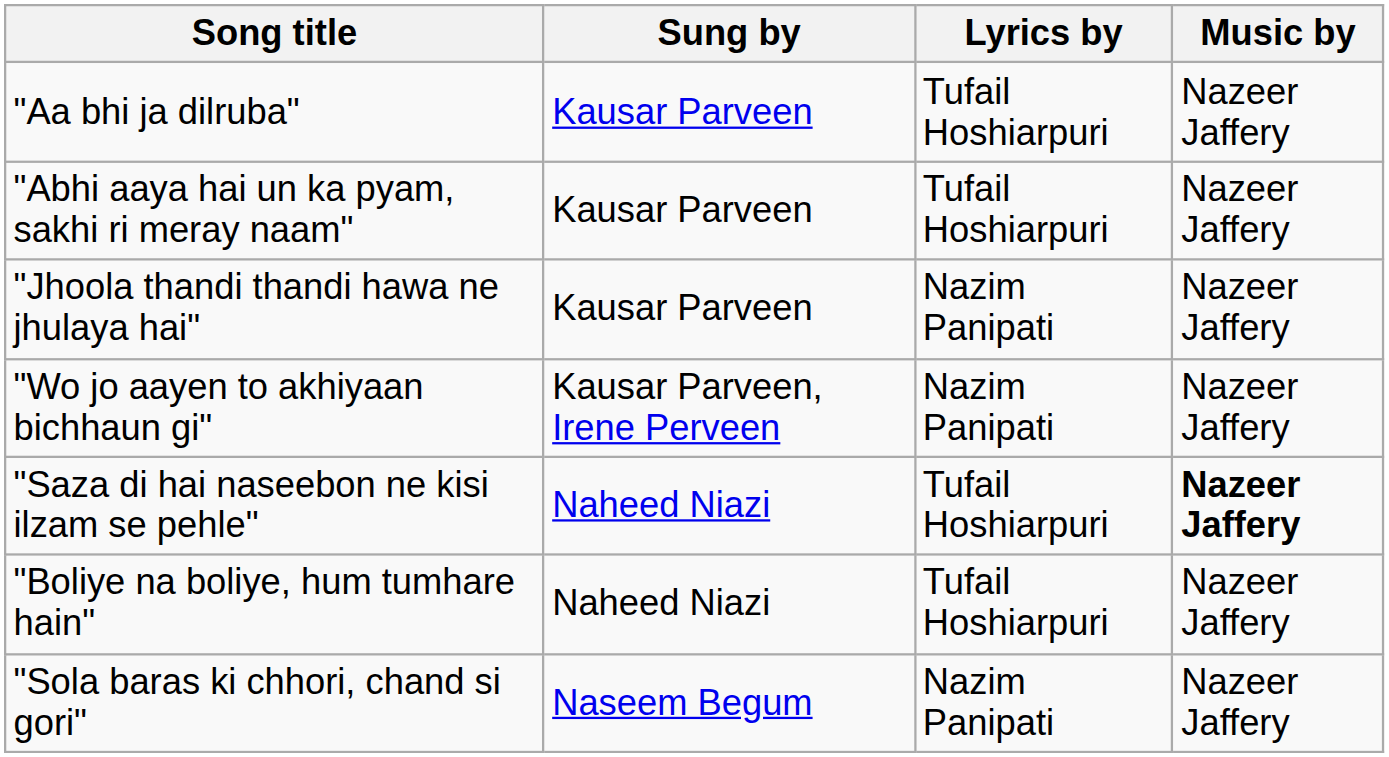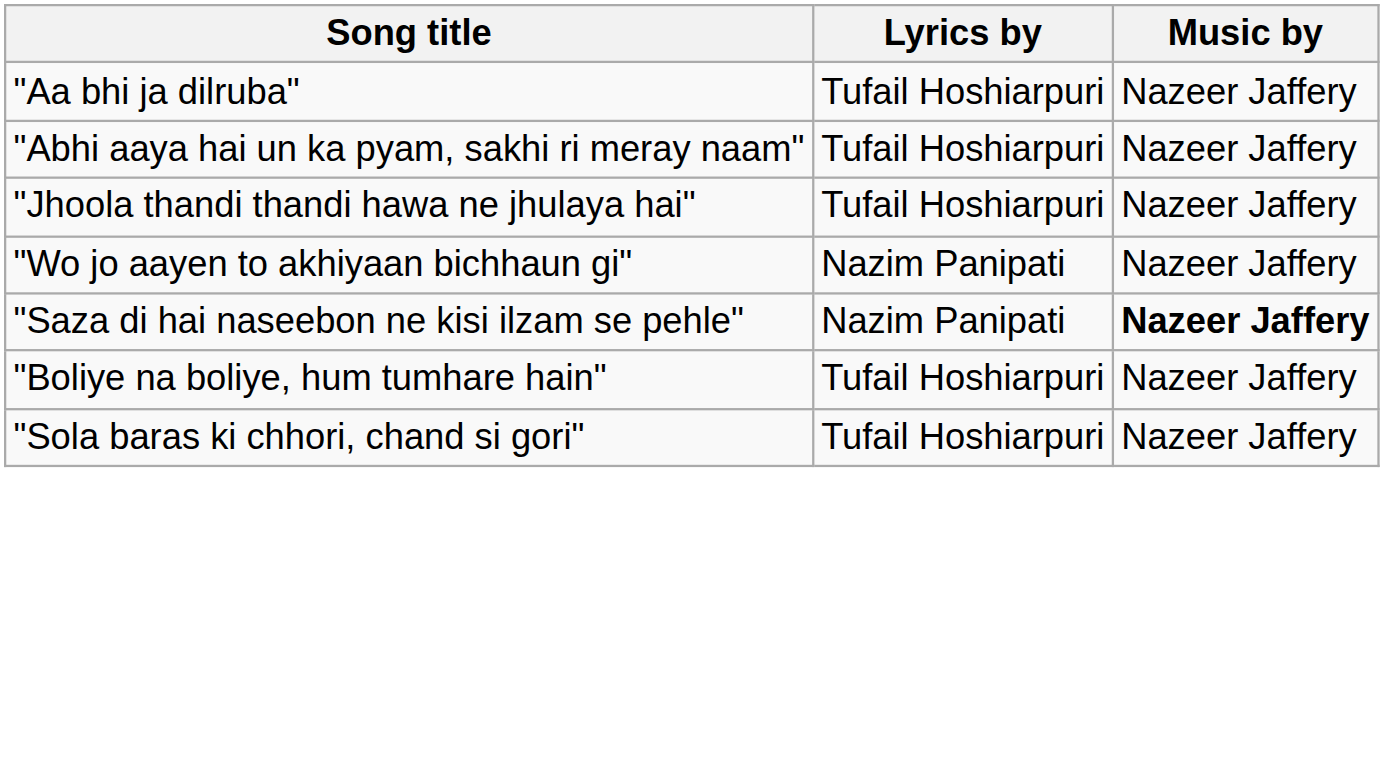- column: (729, 33)
(988, 308) Nazim Panipati -> (963, 206) Tufail Hoshiarpuri
(1016, 505) Tufail Hoshiarpuri -> (943, 321) Nazim Panipati
(988, 702) Nazim Panipati -> (963, 436) Tufail Hoshiarpuri
